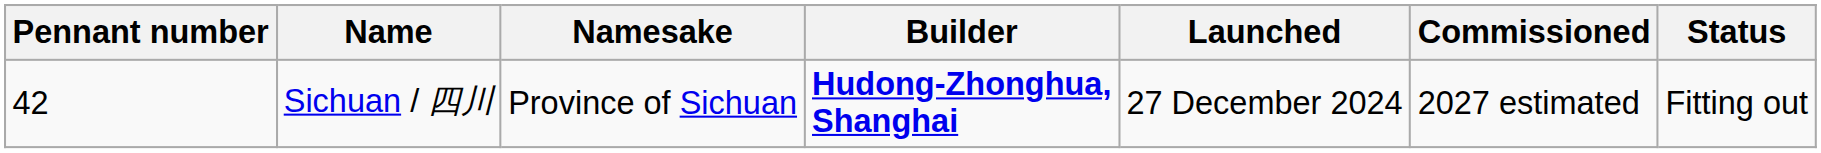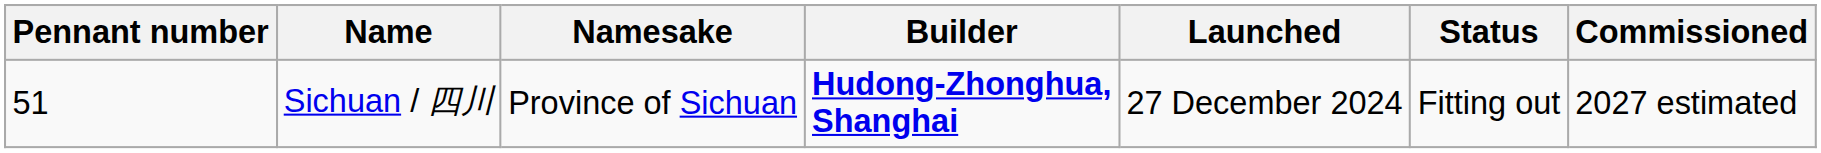columns swapped: (1534, 31) <-> (1737, 31)
(31, 102) 42 -> (31, 102) 51
